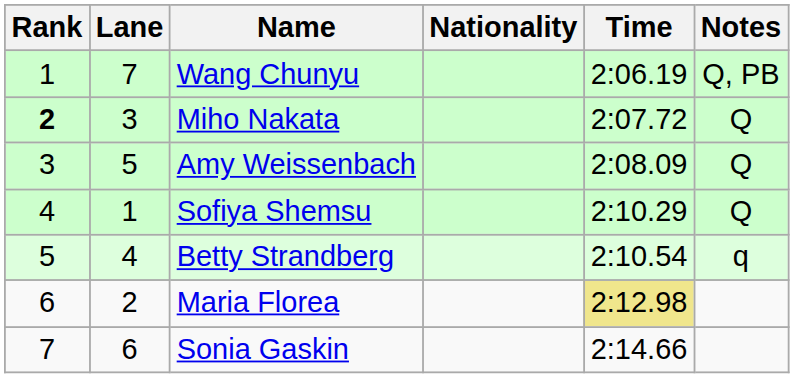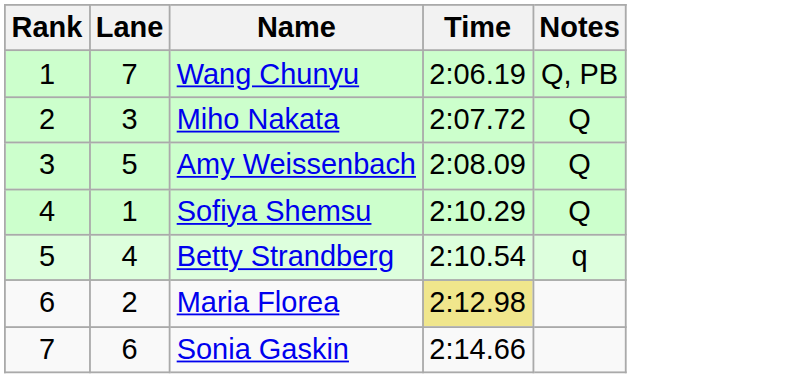- column: (503, 27)
(47, 119) bold -> (47, 119) normal
